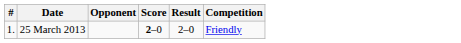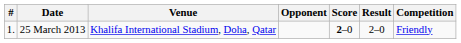+ column: (183, 13)
